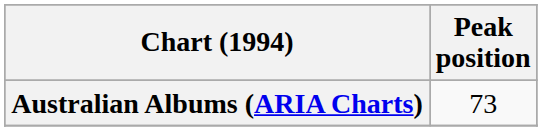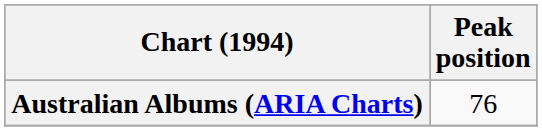(483, 102) 73 -> (483, 102) 76
